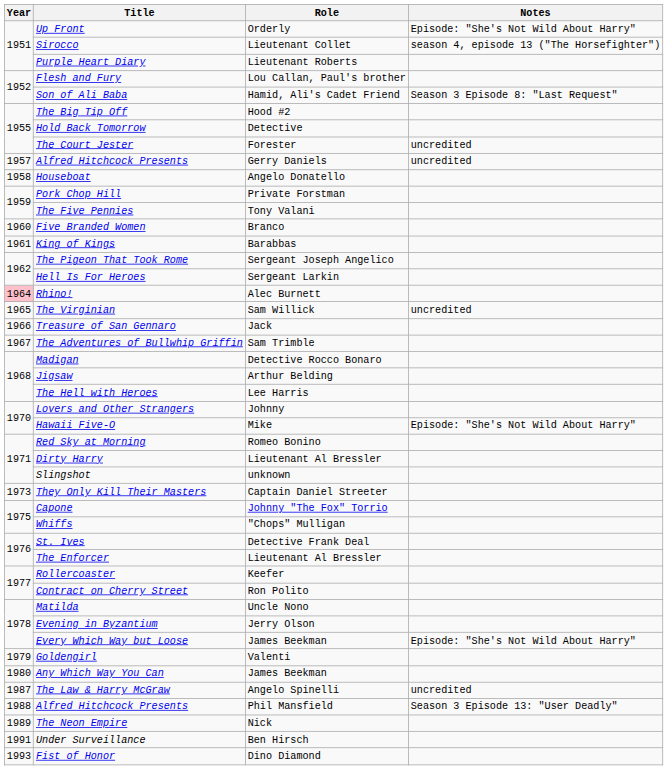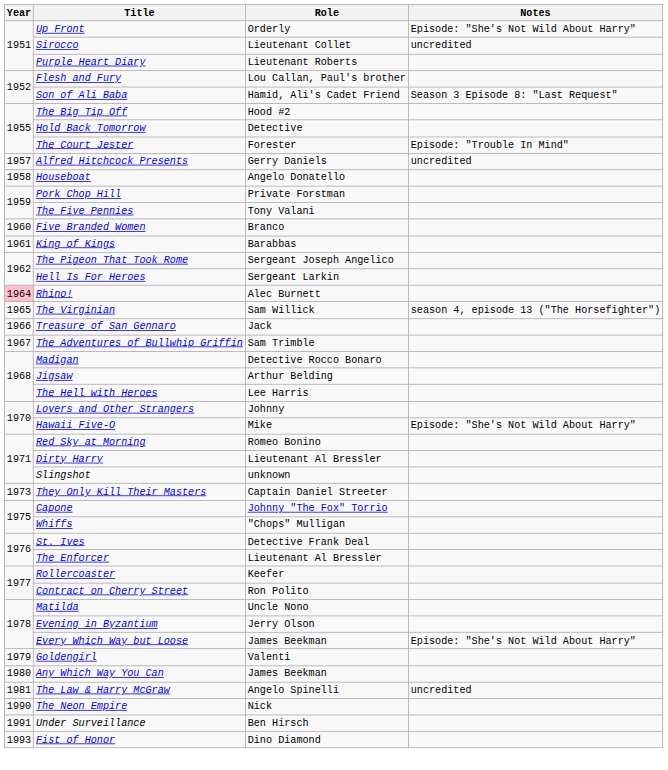(535, 46) season 4, episode 13 ("The Horsefighter") -> (441, 46) uncredited
(441, 145) uncredited -> (490, 145) Episode: "Trouble In Mind"
(441, 310) uncredited -> (535, 310) season 4, episode 13 ("The Horsefighter")
(19, 690) 1987 -> (19, 690) 1981
- row: (112, 707)
(19, 723) 1989 -> (19, 707) 1990
